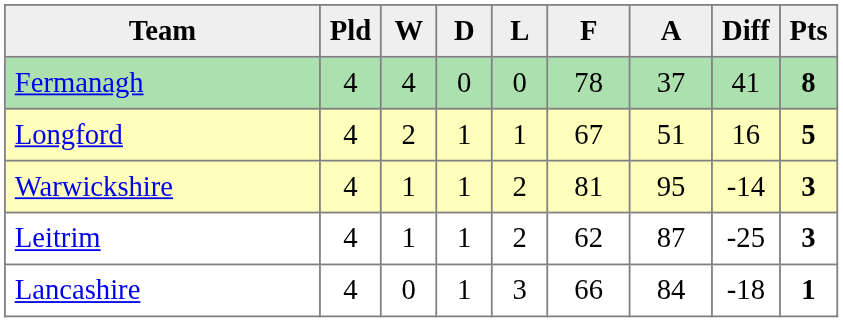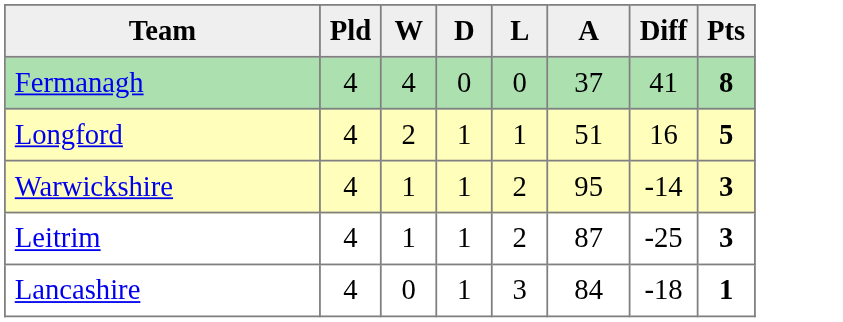- column: (589, 30)
